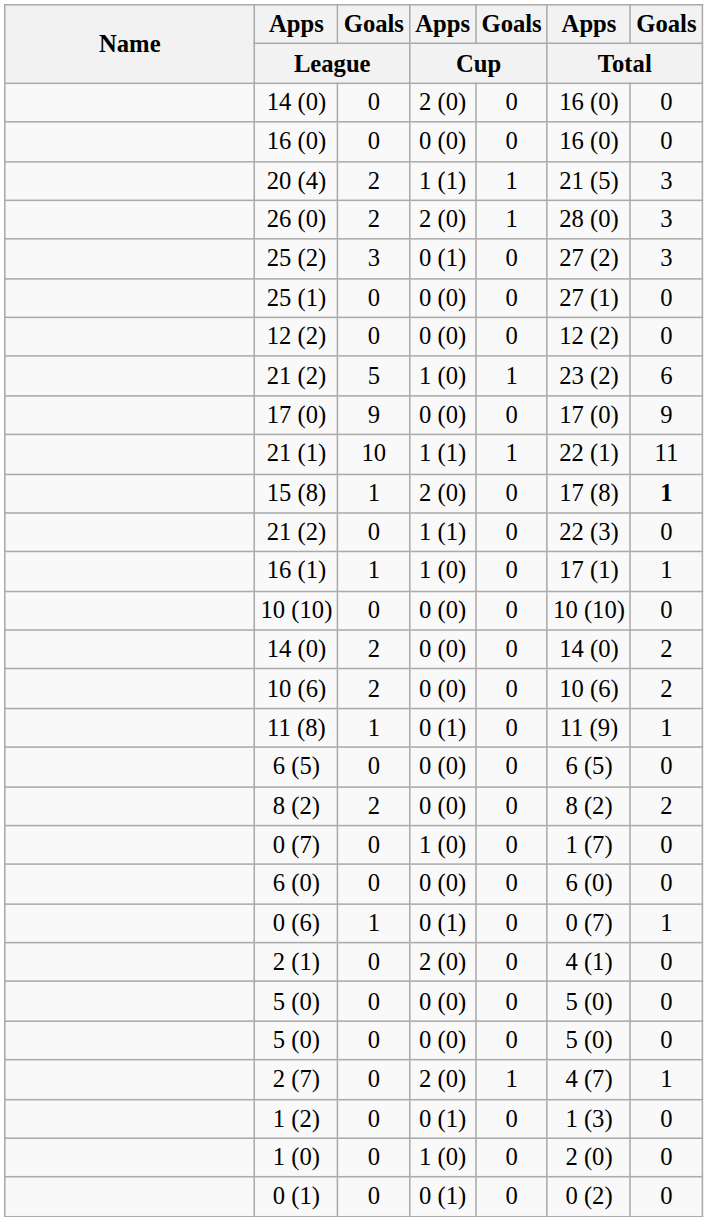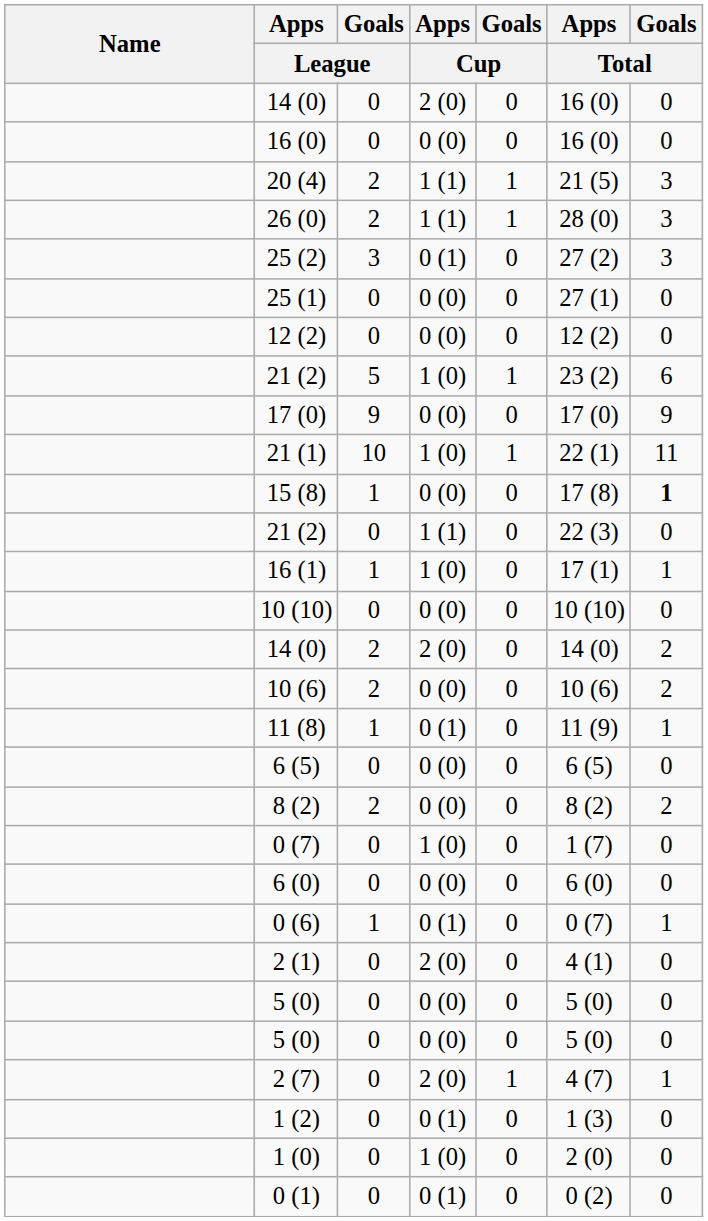(443, 219) 2 (0) -> (443, 219) 1 (1)
(443, 453) 1 (1) -> (443, 453) 1 (0)
(443, 492) 2 (0) -> (443, 492) 0 (0)
(443, 649) 0 (0) -> (443, 649) 2 (0)
